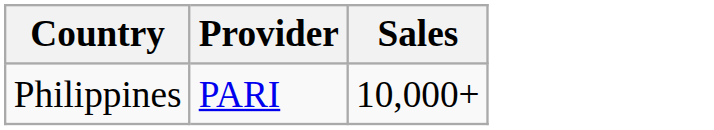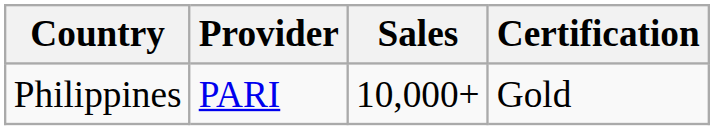+ column: (598, 34)
